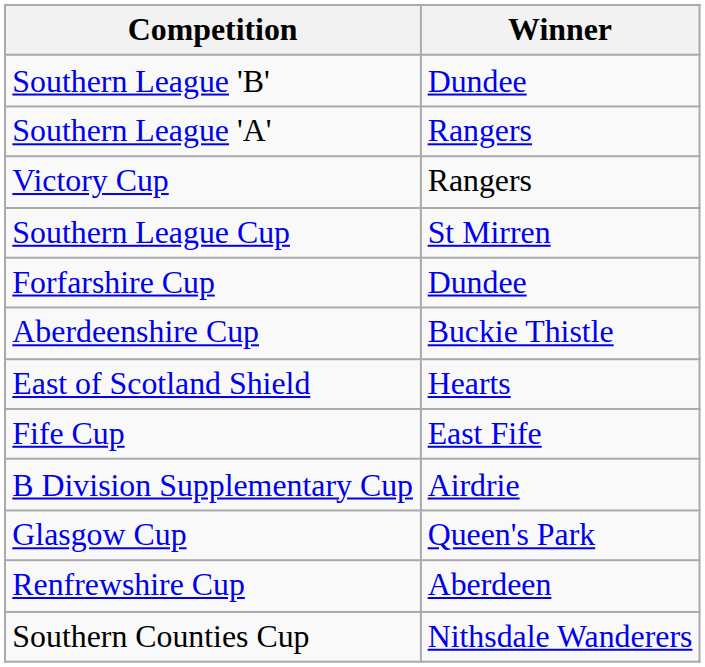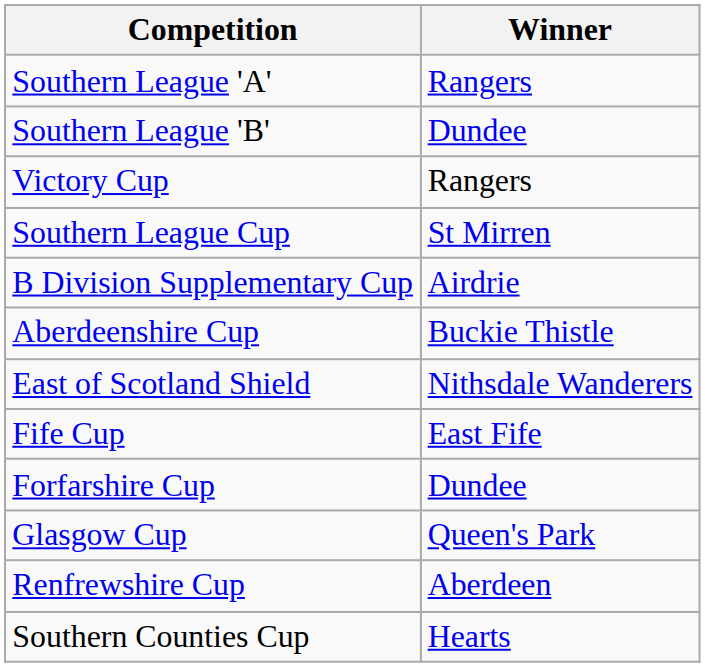rows swapped: (142, 130) <-> (141, 80)
rows swapped: (213, 484) <-> (114, 282)
(469, 383) Hearts -> (560, 383) Nithsdale Wanderers
(560, 635) Nithsdale Wanderers -> (469, 635) Hearts
